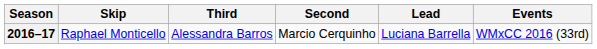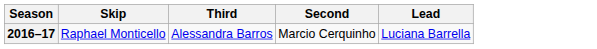- column: (532, 14)
